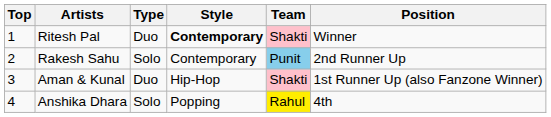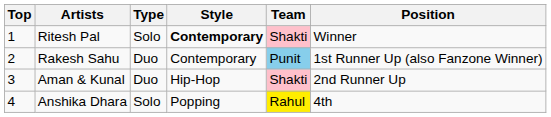(146, 36) Duo -> (147, 36) Solo
(147, 58) Solo -> (146, 58) Duo
(360, 58) 2nd Runner Up -> (428, 58) 1st Runner Up (also Fanzone Winner)
(428, 79) 1st Runner Up (also Fanzone Winner) -> (360, 79) 2nd Runner Up
